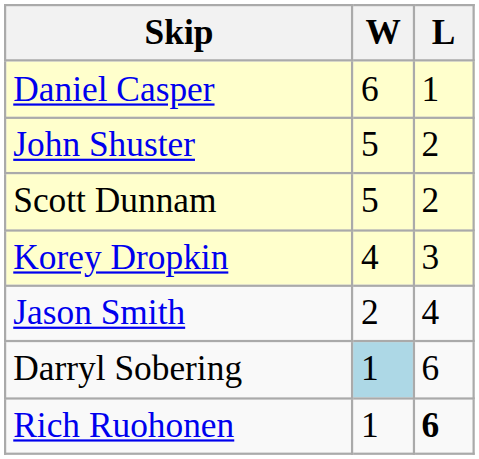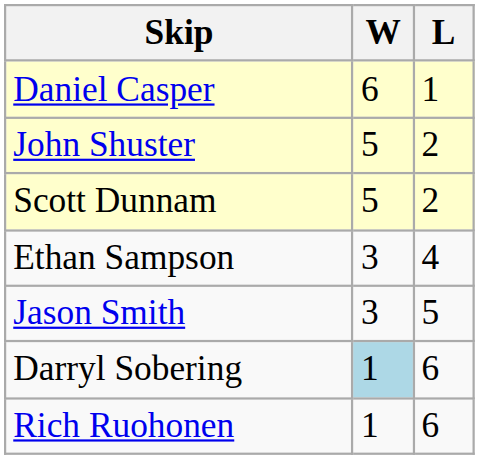- row: (121, 256)
+ row: (124, 256)
(370, 312) 2 -> (370, 312) 3
(430, 312) 4 -> (430, 312) 5
(430, 425) bold -> (430, 425) normal
